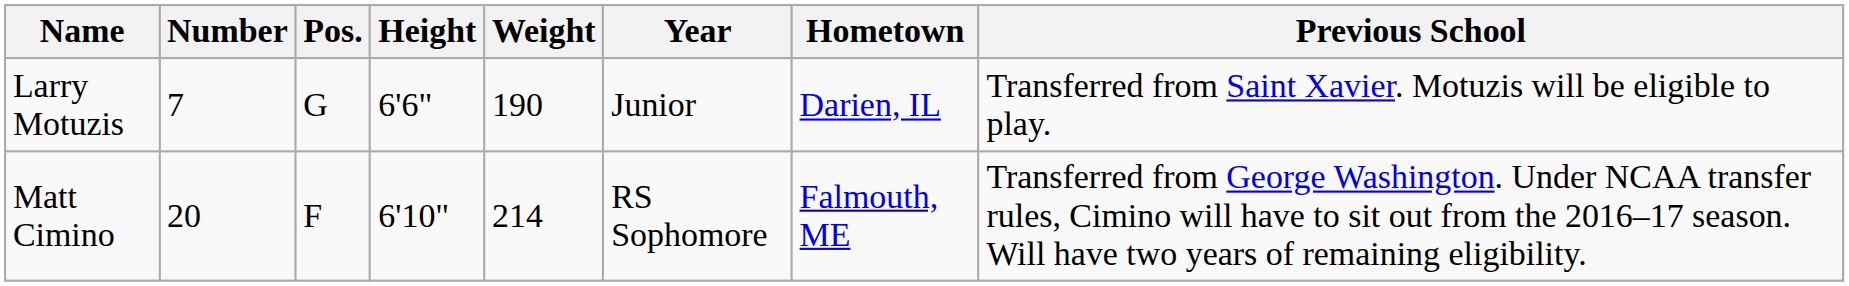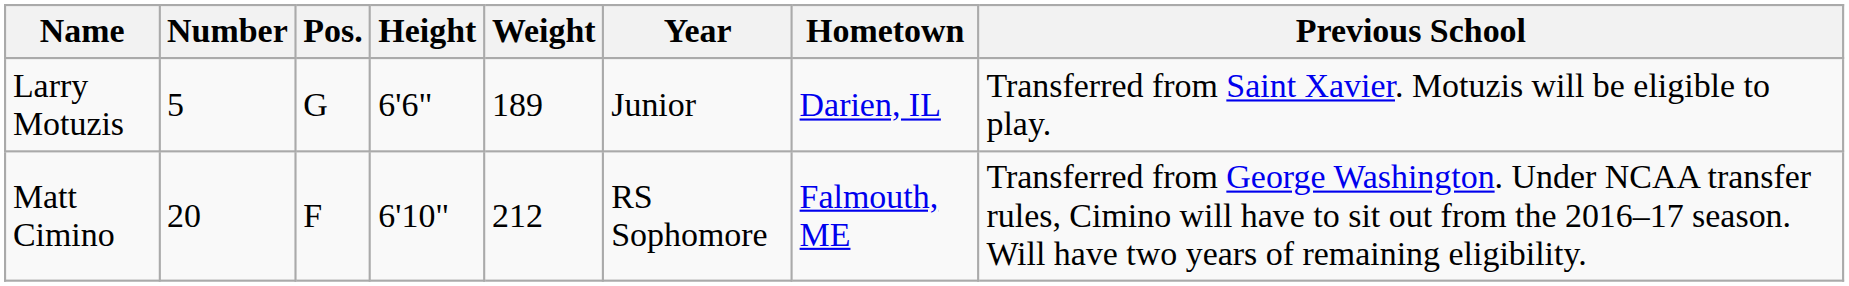(176, 104) 7 -> (176, 104) 5
(517, 104) 190 -> (517, 104) 189
(517, 215) 214 -> (517, 215) 212
